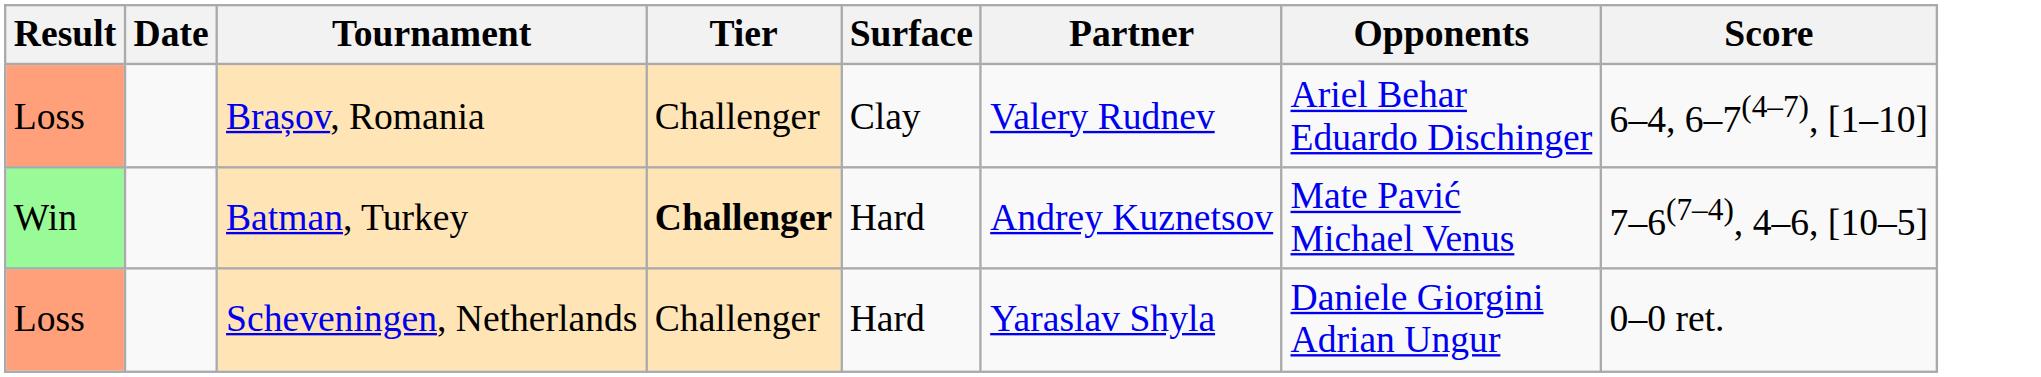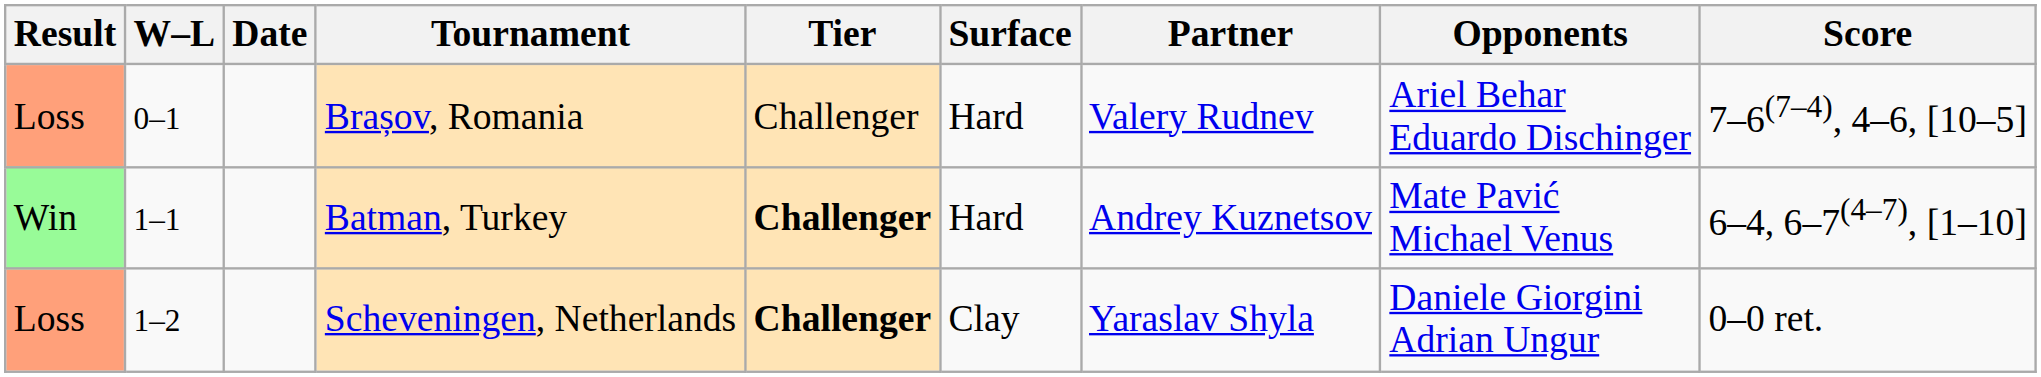+ column: (174, 34)
(885, 115) Clay -> (986, 115) Hard
(1769, 115) 6–4, 6–7(4–7), [1–10] -> (1868, 115) 7–6(7–4), 4–6, [10–5]
(1769, 217) 7–6(7–4), 4–6, [10–5] -> (1868, 217) 6–4, 6–7(4–7), [1–10]
(737, 318) normal -> (842, 318) bold
(887, 318) Hard -> (984, 318) Clay
